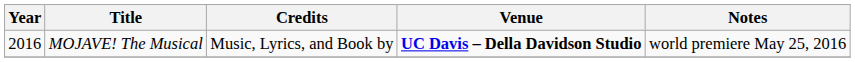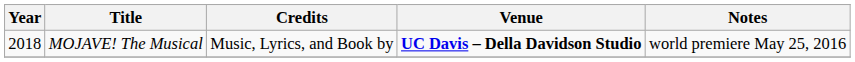(25, 43) 2016 -> (25, 43) 2018
